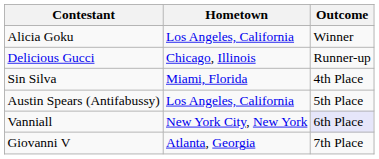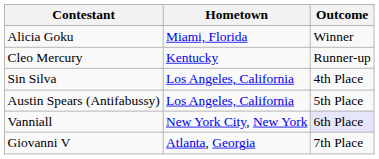(230, 36) Los Angeles, California -> (207, 36) Miami, Florida
+ row: (45, 57)
- row: (51, 57)
(207, 79) Miami, Florida -> (230, 79) Los Angeles, California
